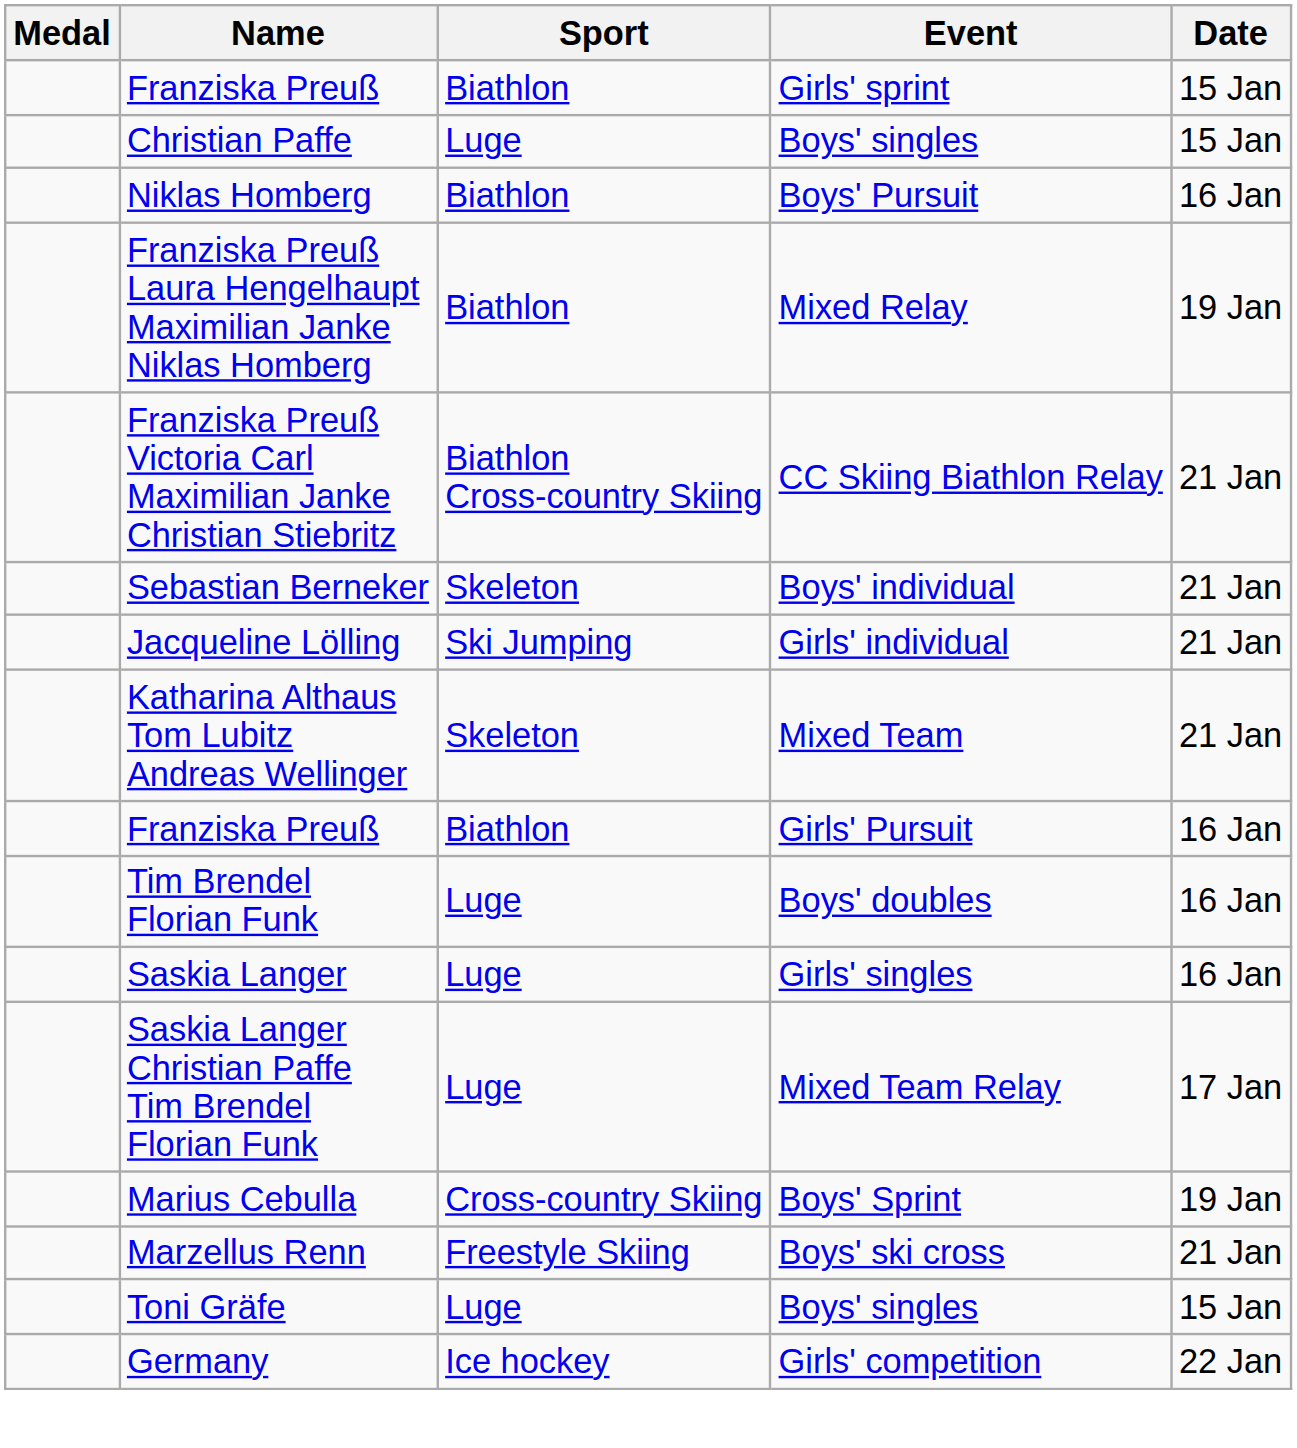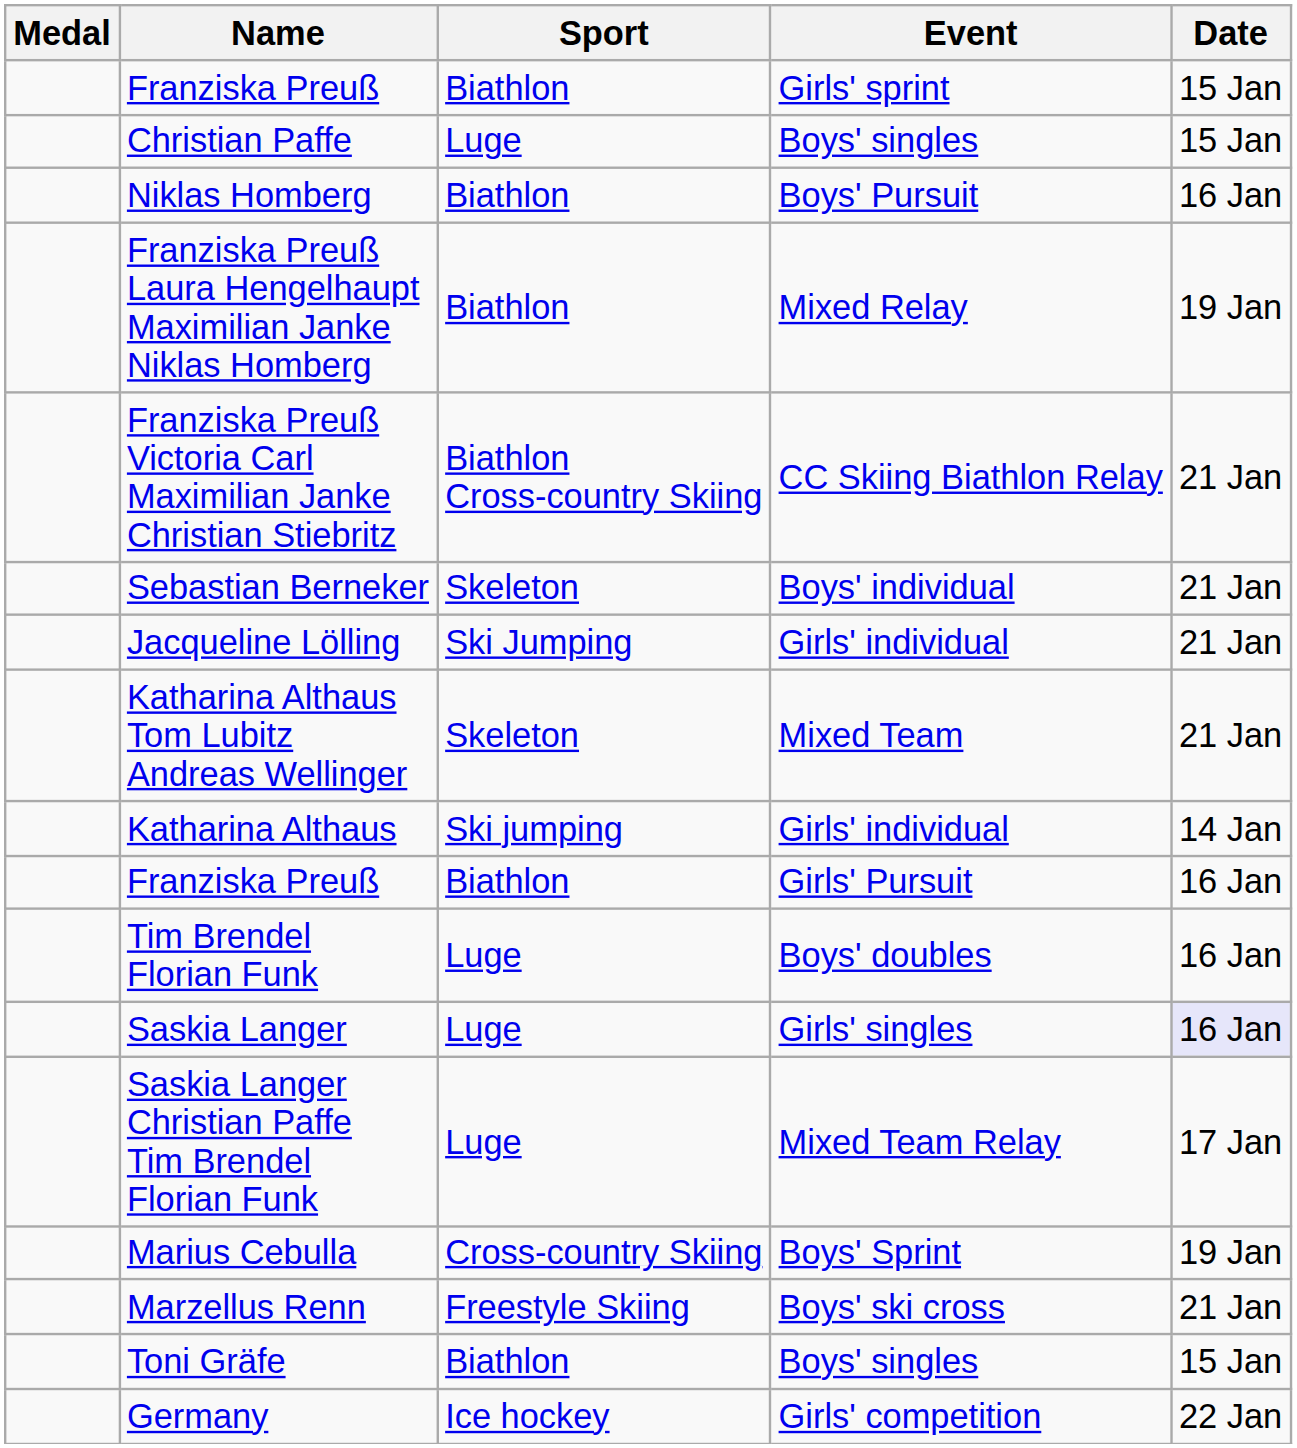+ row: (262, 828)
(1231, 975) no background -> (1231, 1029) lavender background
(483, 1307) Luge -> (507, 1362) Biathlon
